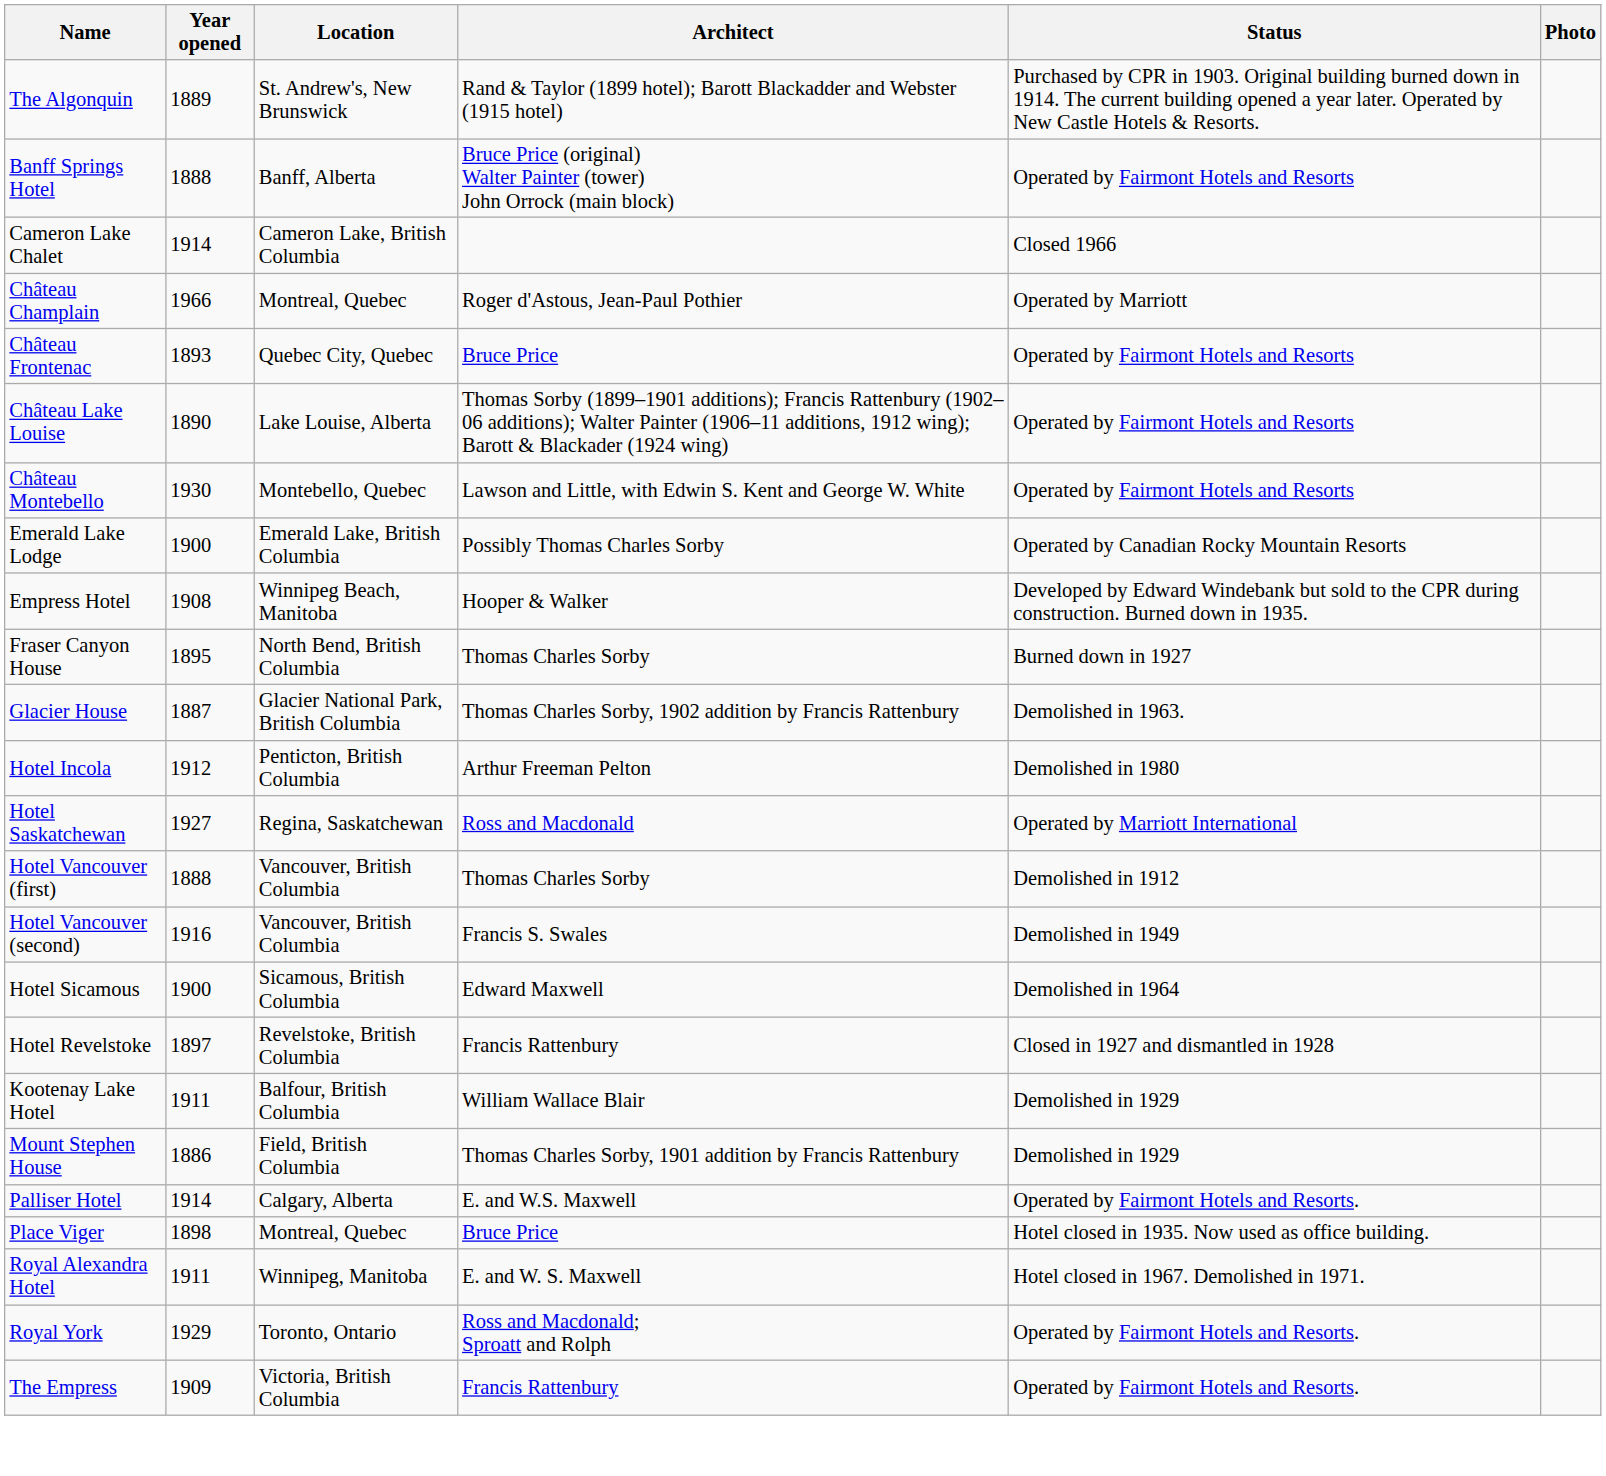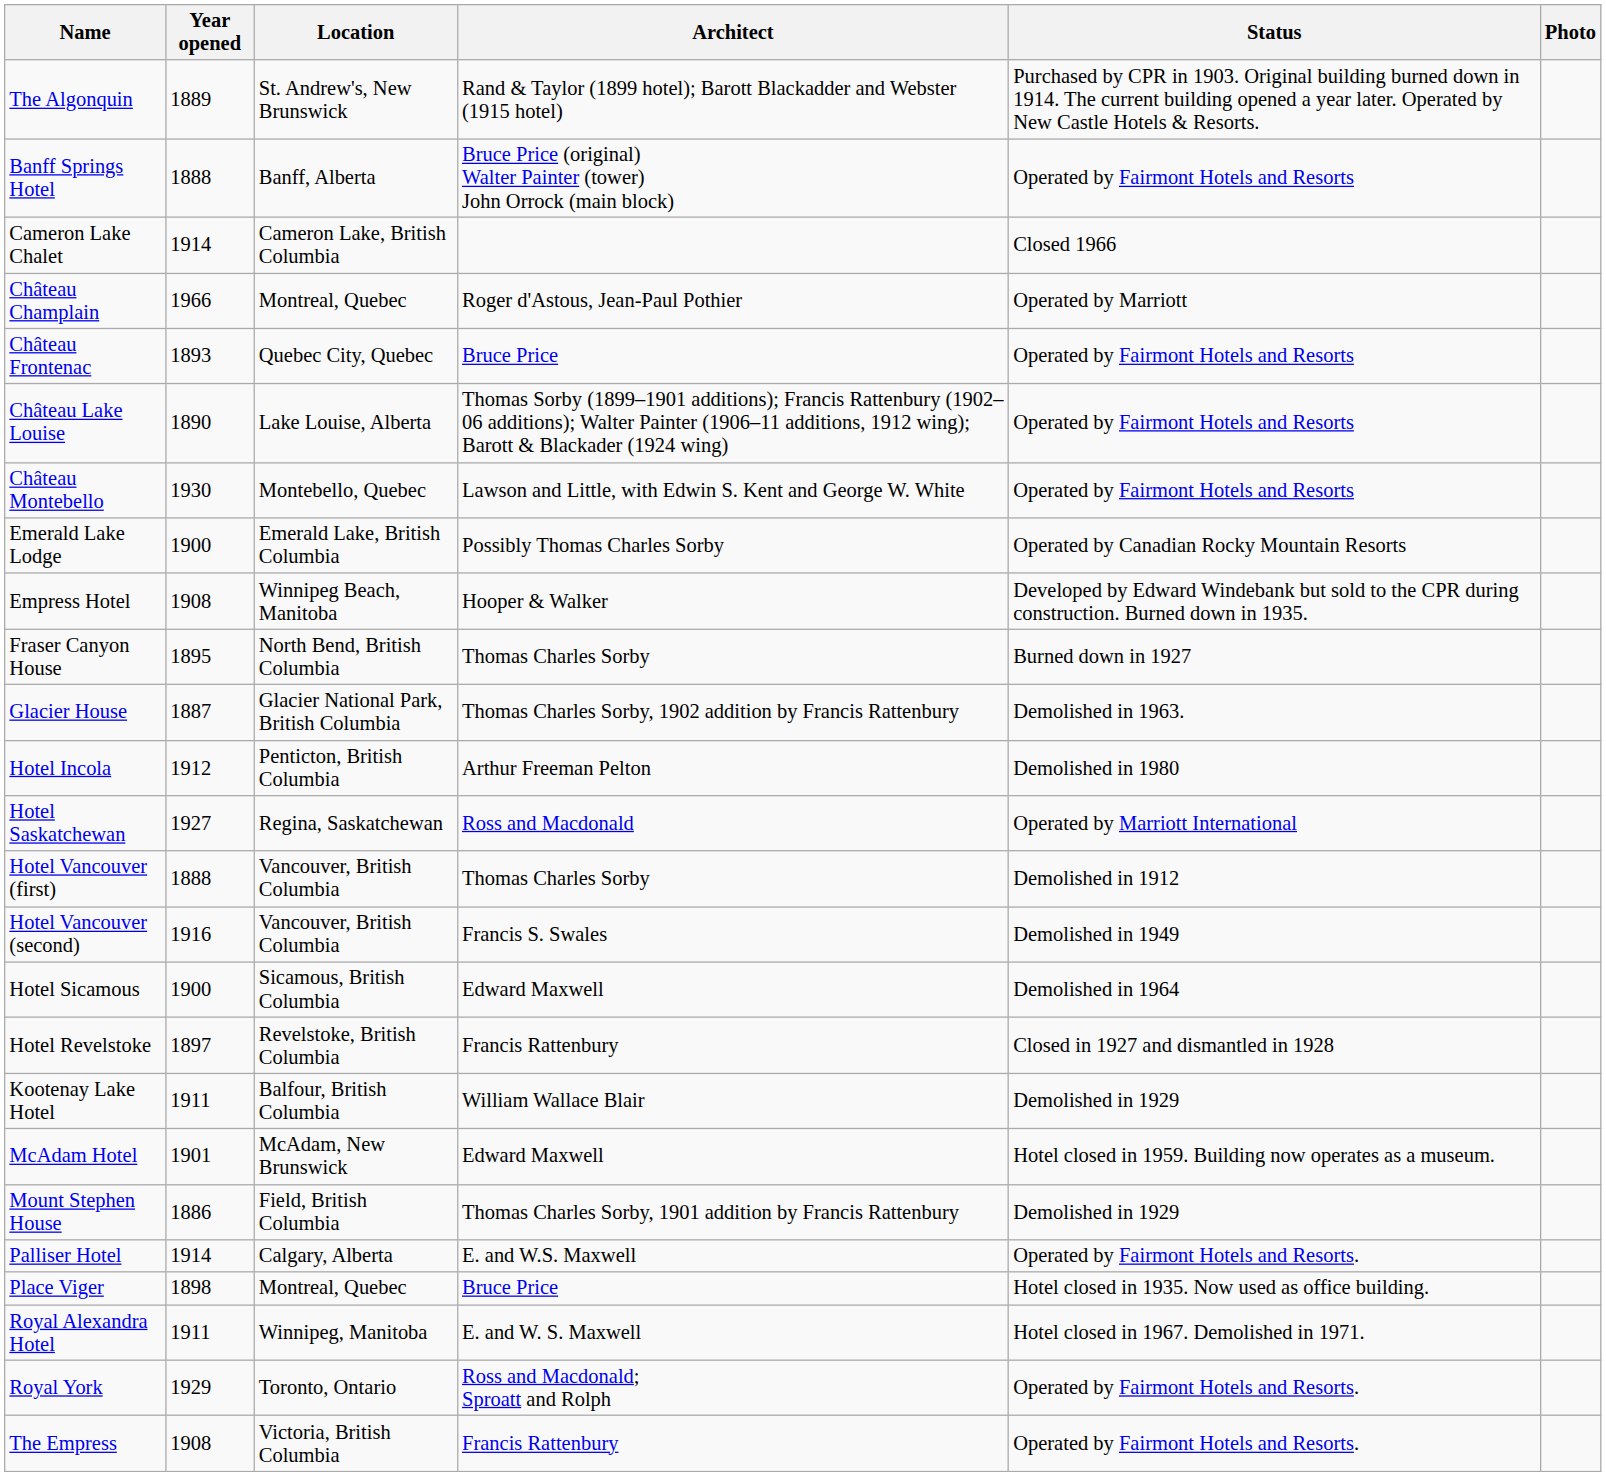+ row: (73, 1156)
(191, 1387) 1909 -> (191, 1443) 1908
